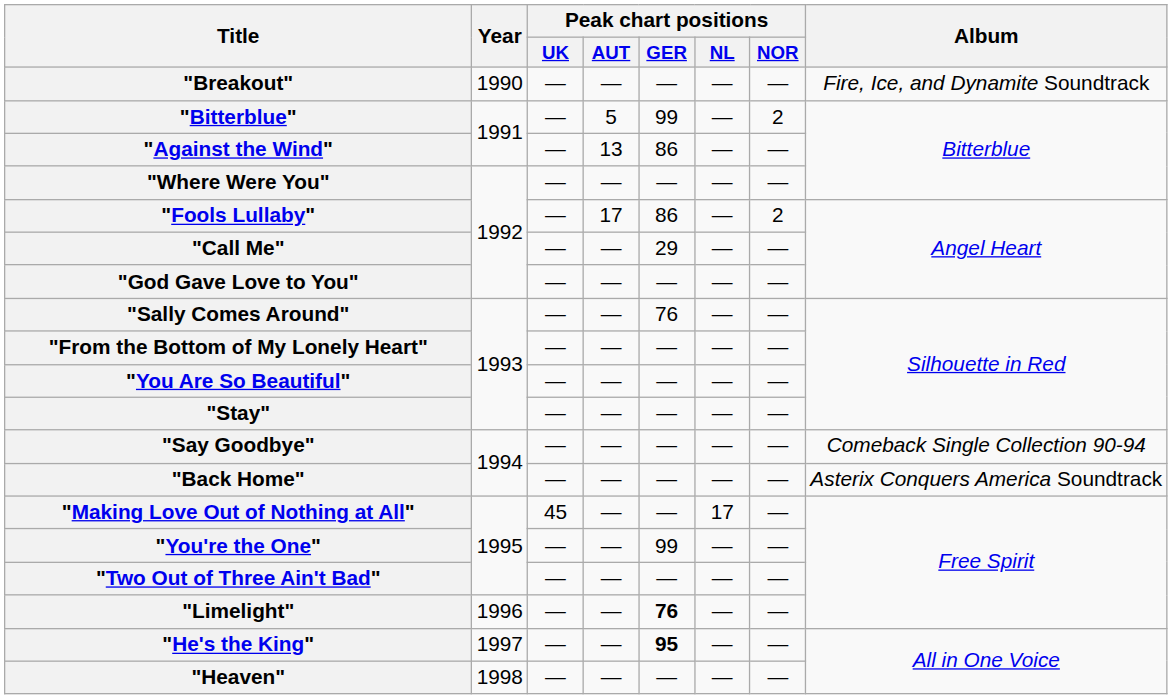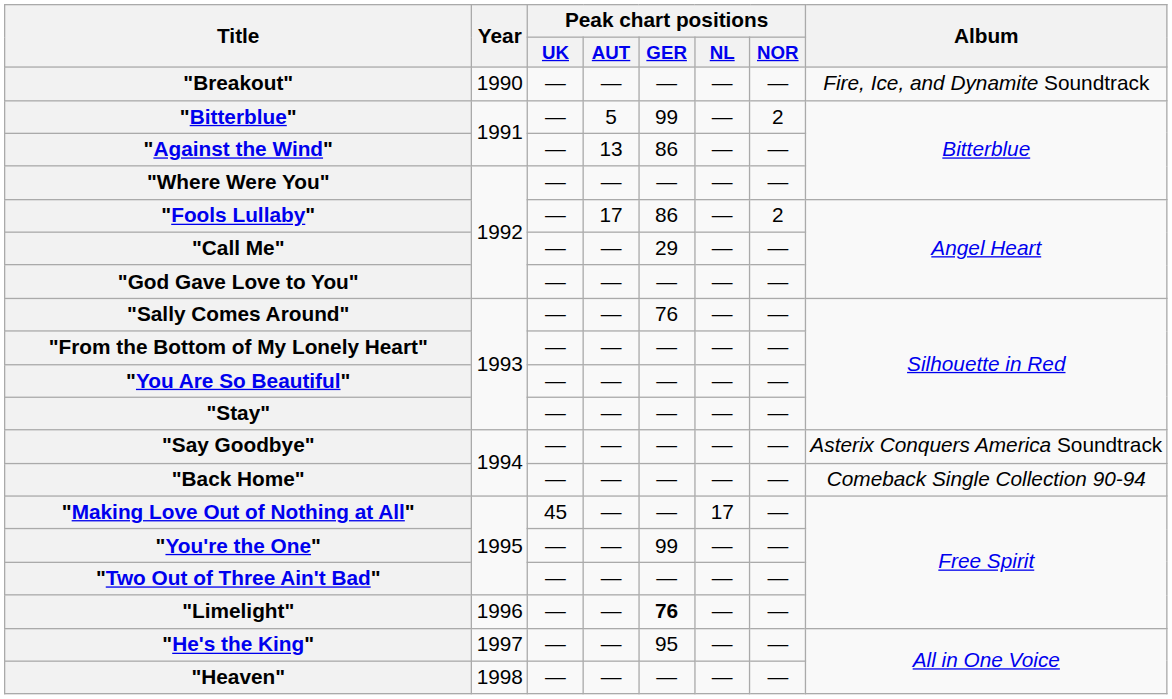(986, 446) Comeback Single Collection 90-94 -> (986, 446) Asterix Conquers America Soundtrack
(986, 479) Asterix Conquers America Soundtrack -> (986, 479) Comeback Single Collection 90-94
(667, 644) bold -> (667, 644) normal
